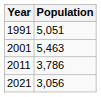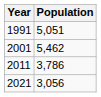(50, 48) 5,463 -> (50, 48) 5,462
